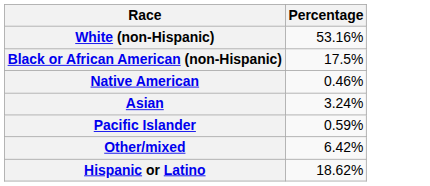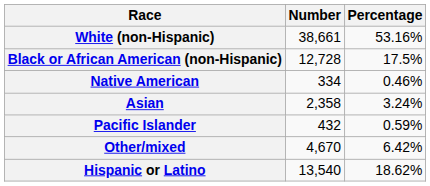+ column: (315, 15)
